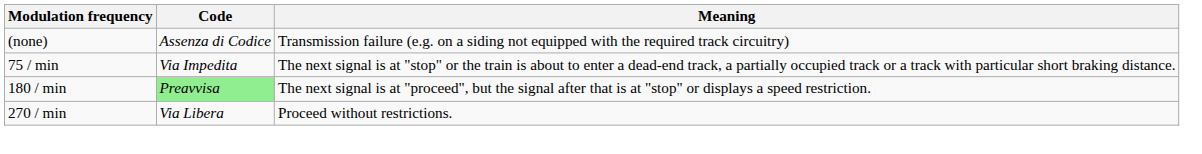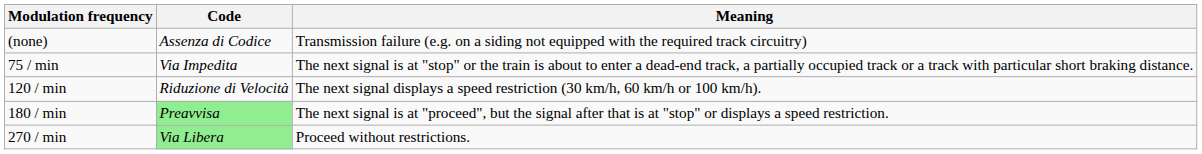+ row: (37, 88)
(192, 112) no background -> (192, 137) lightgreen background
